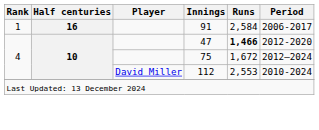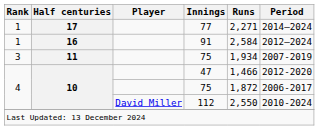+ row: (72, 27)
(287, 27) 2006-2017 -> (287, 42) 2012–2024
+ row: (72, 57)
(244, 42) bold -> (244, 72) normal
(244, 57) 1,672 -> (244, 87) 1,872
(287, 57) 2012–2024 -> (287, 87) 2006-2017
(244, 72) 2,553 -> (244, 102) 2,550
